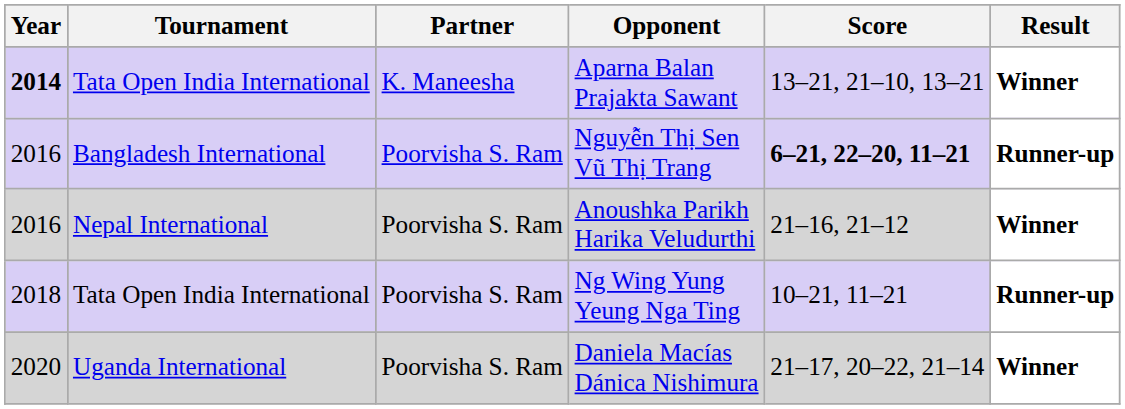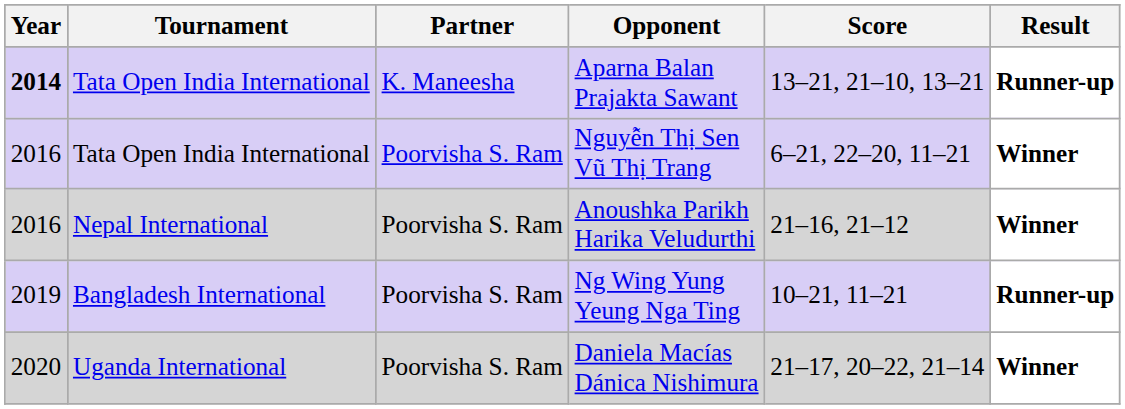(1037, 82) Winner -> (1055, 82) Runner-up
(199, 153) Bangladesh International -> (221, 153) Tata Open India International
(870, 153) bold -> (871, 153) normal
(1055, 153) Runner-up -> (1037, 153) Winner
(36, 296) 2018 -> (36, 296) 2019
(221, 296) Tata Open India International -> (199, 296) Bangladesh International
